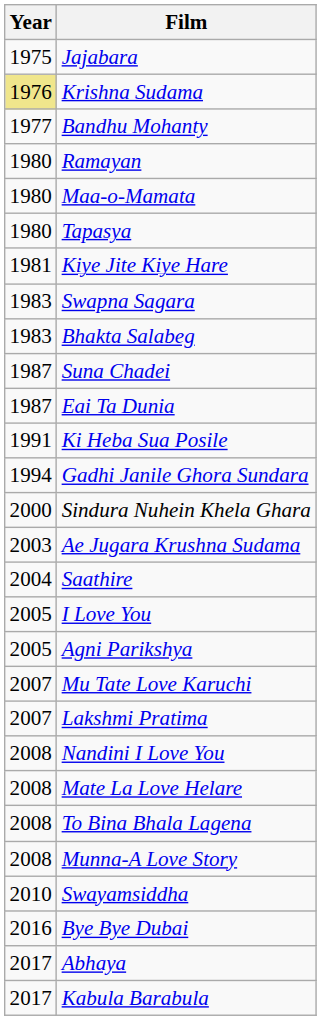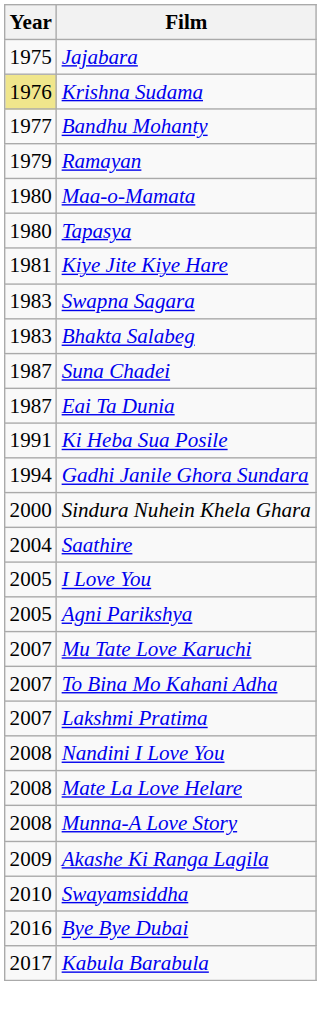(31, 161) 1980 -> (31, 161) 1979
- row: (181, 544)
+ row: (170, 684)
- row: (157, 823)
+ row: (165, 858)
- row: (94, 962)
